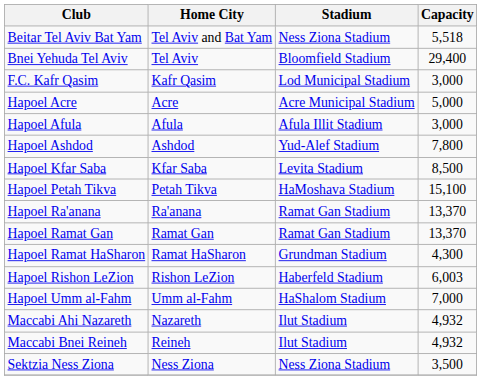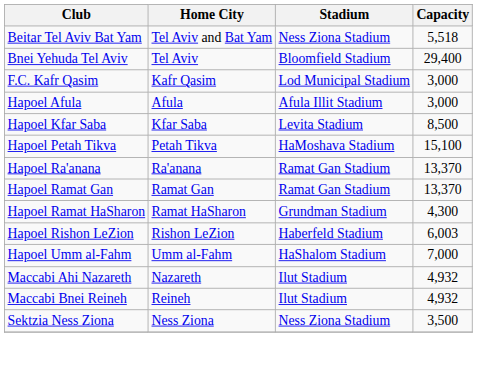- row: (42, 102)
- row: (50, 146)
